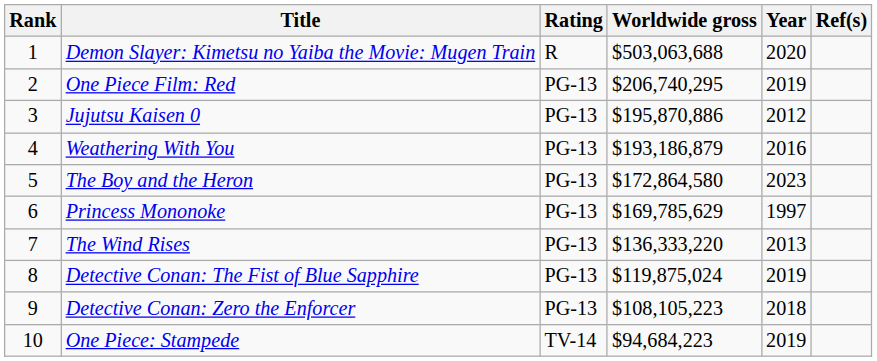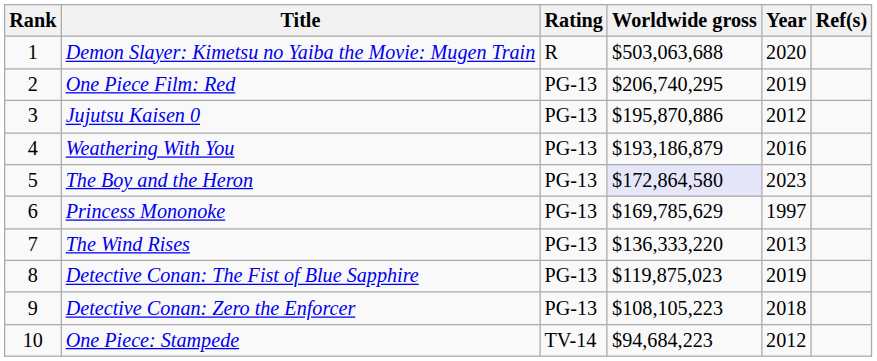(668, 180) no background -> (668, 180) lavender background
(667, 276) $119,875,024 -> (667, 276) $119,875,023
(786, 340) 2019 -> (786, 340) 2012
